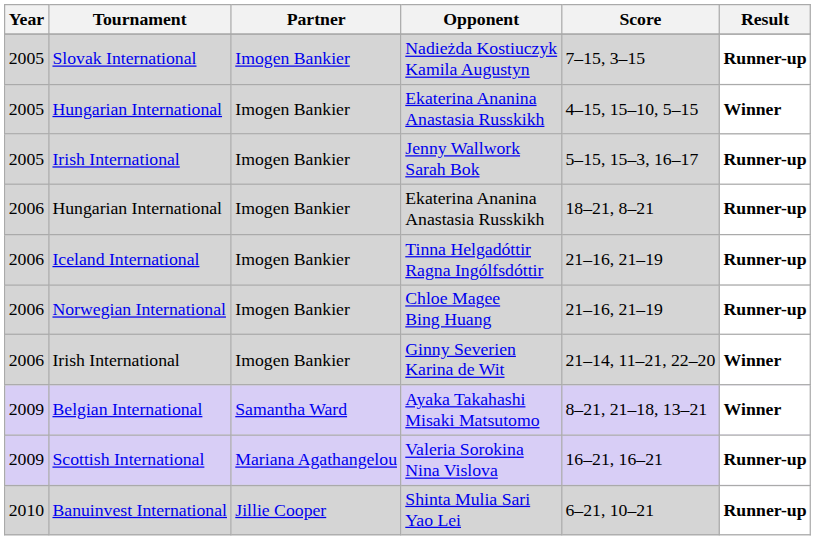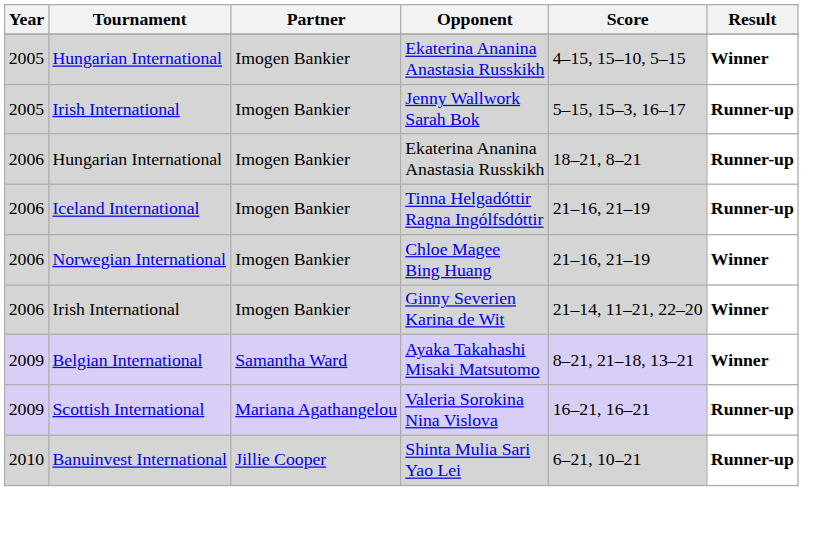- row: (26, 59)
(765, 309) Runner-up -> (740, 259) Winner
